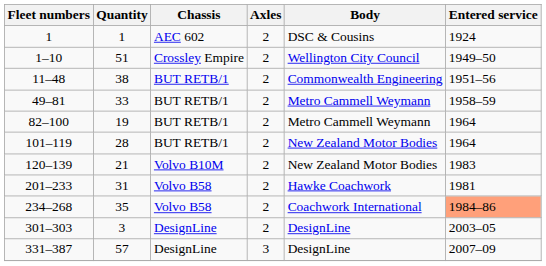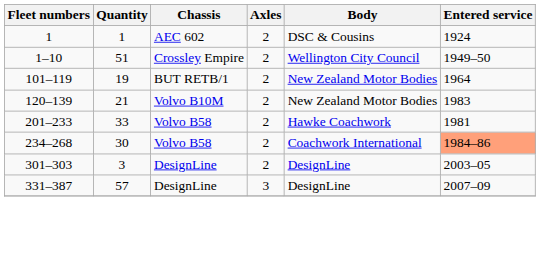- row: (49, 79)
- row: (49, 100)
- row: (49, 121)
(122, 143) 28 -> (122, 79) 19
(122, 185) 31 -> (122, 121) 33
(122, 206) 35 -> (122, 143) 30
